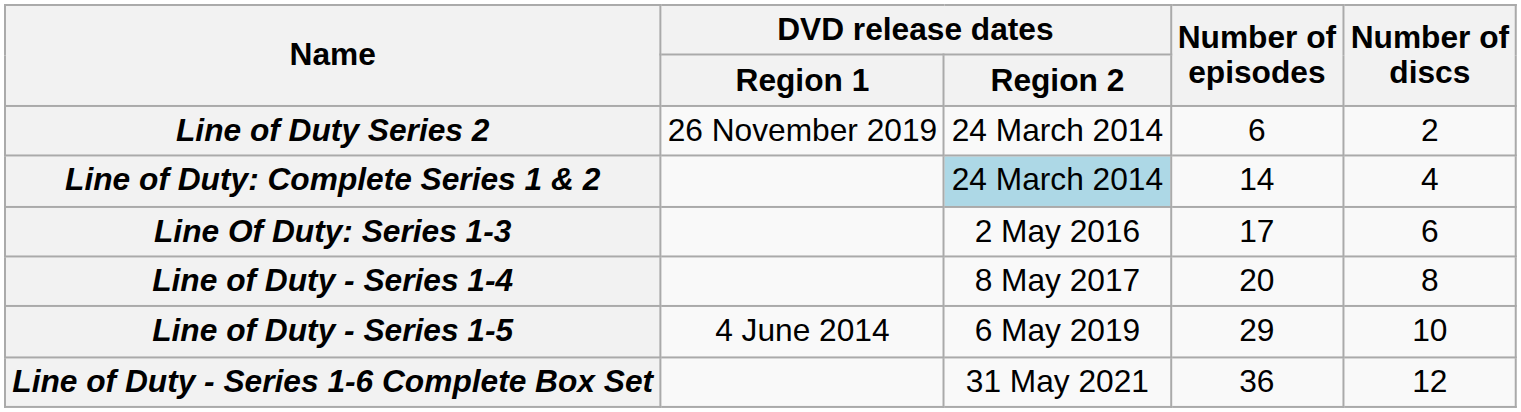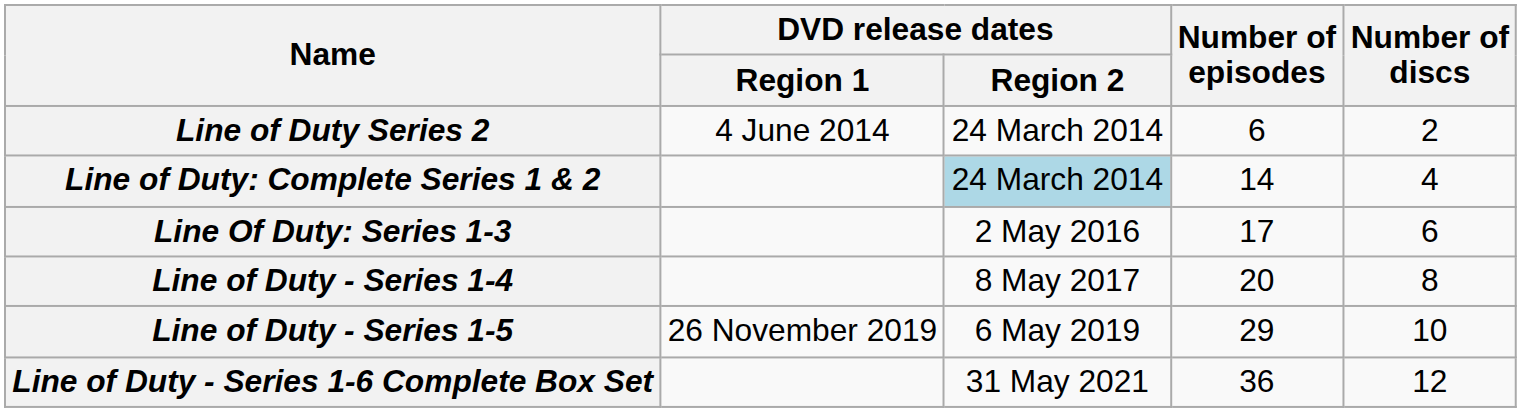(802, 130) 26 November 2019 -> (802, 130) 4 June 2014
(802, 331) 4 June 2014 -> (802, 331) 26 November 2019
